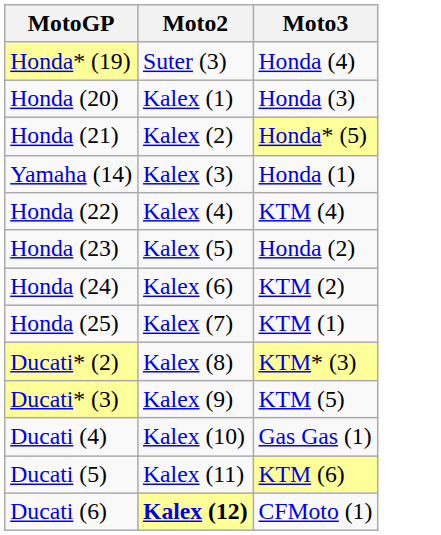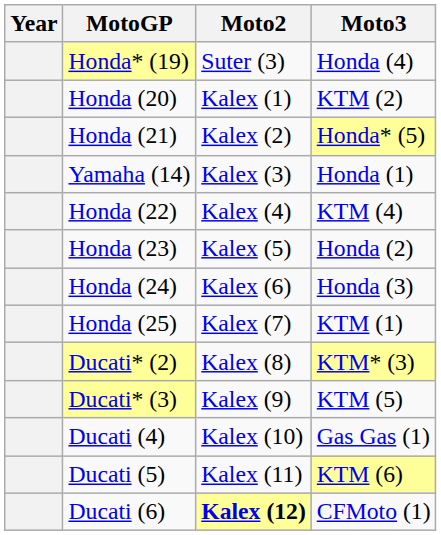+ column: (34, 23)
(307, 98) Honda (3) -> (360, 98) KTM (2)
(302, 286) KTM (2) -> (365, 286) Honda (3)
